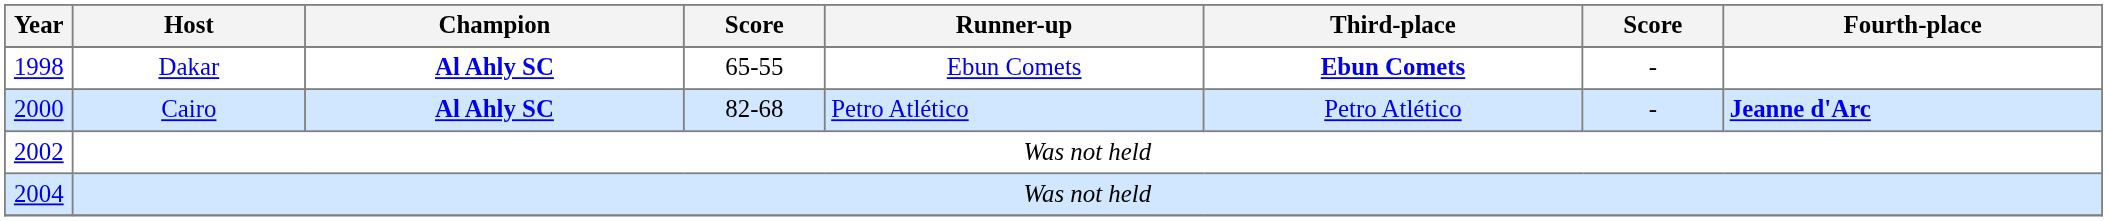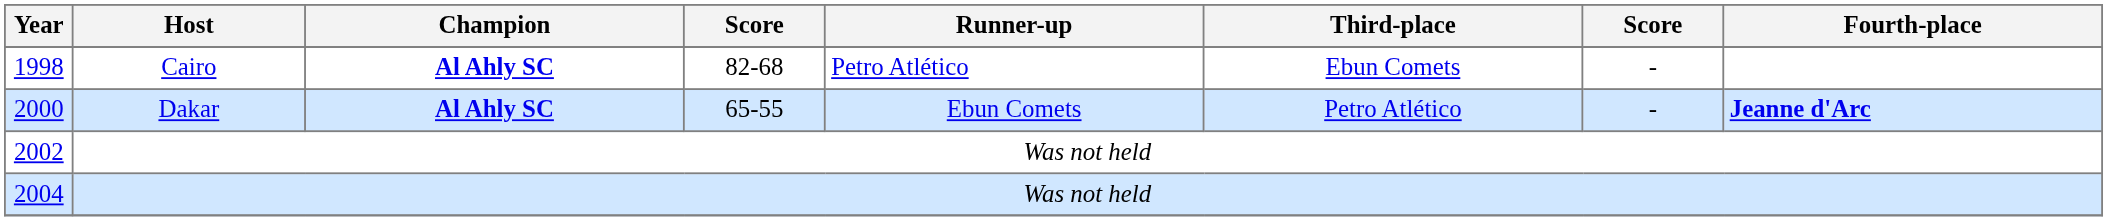(189, 67) Dakar -> (189, 67) Cairo
(754, 67) 65-55 -> (754, 67) 82-68
(1014, 67) Ebun Comets -> (900, 67) Petro Atlético
(1393, 67) bold -> (1393, 67) normal
(189, 109) Cairo -> (189, 109) Dakar
(754, 109) 82-68 -> (754, 109) 65-55
(900, 109) Petro Atlético -> (1014, 109) Ebun Comets
